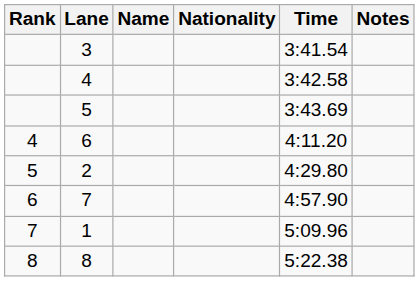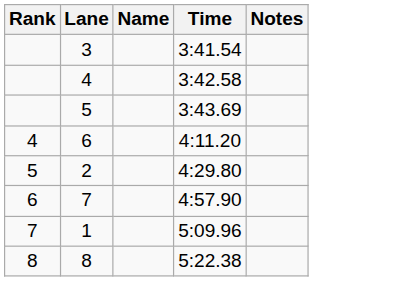- column: (227, 19)
